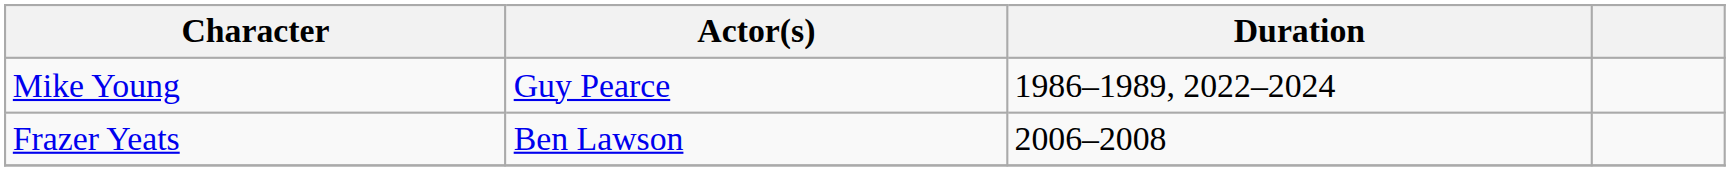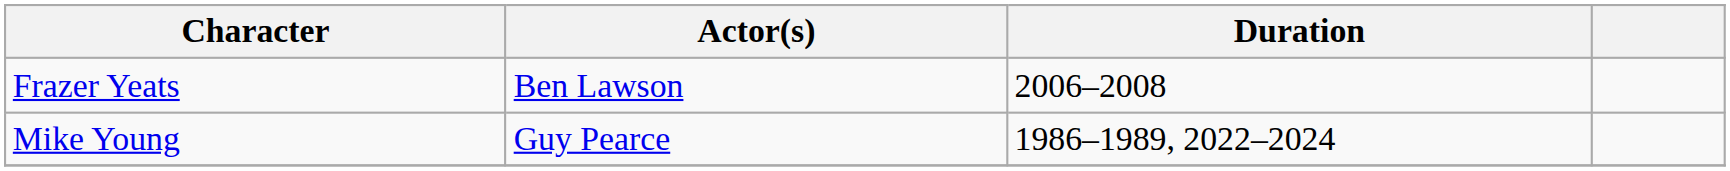rows swapped: (96, 138) <-> (96, 84)
